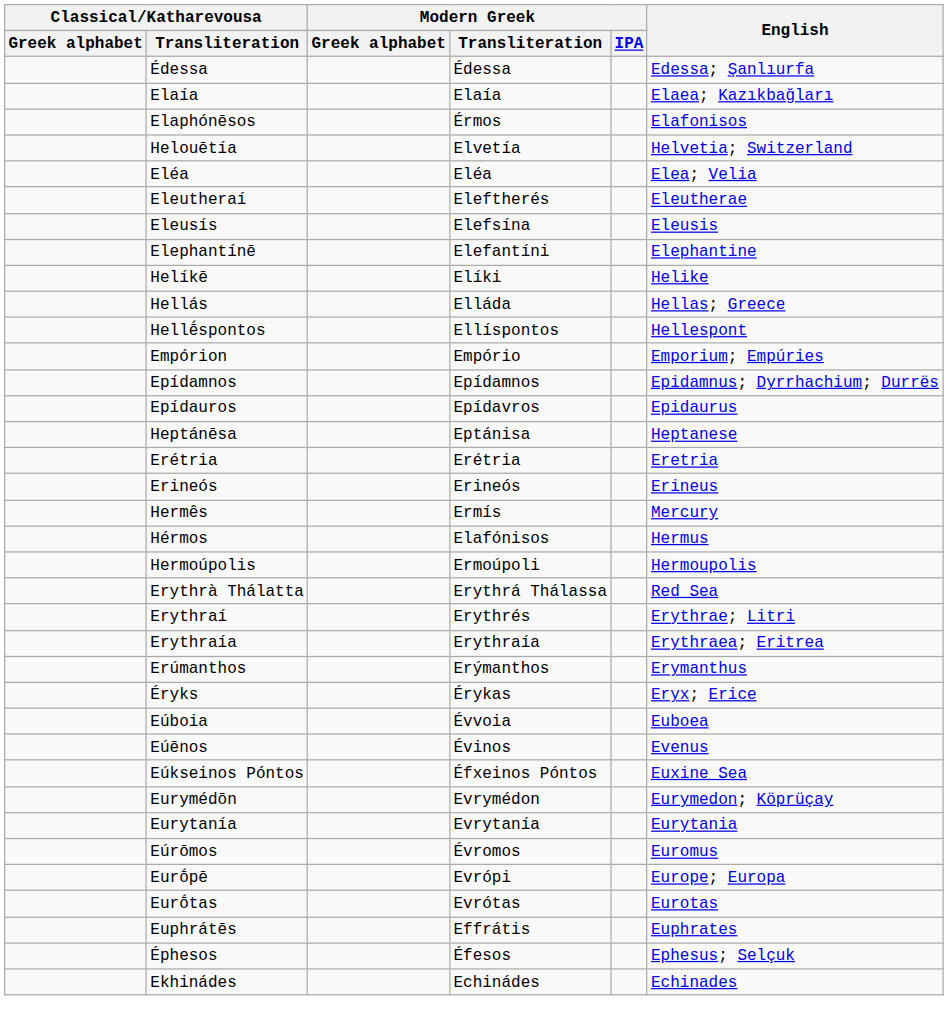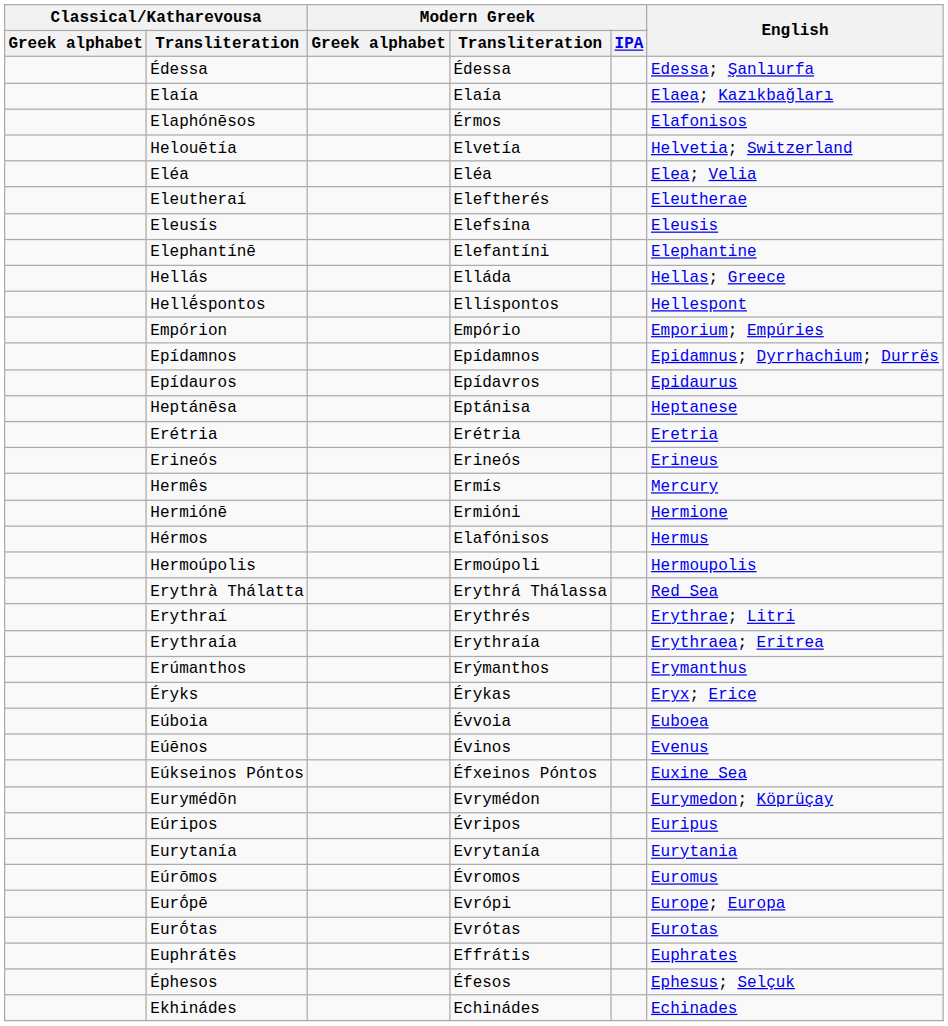- row: (179, 278)
+ row: (189, 513)
+ row: (184, 826)
